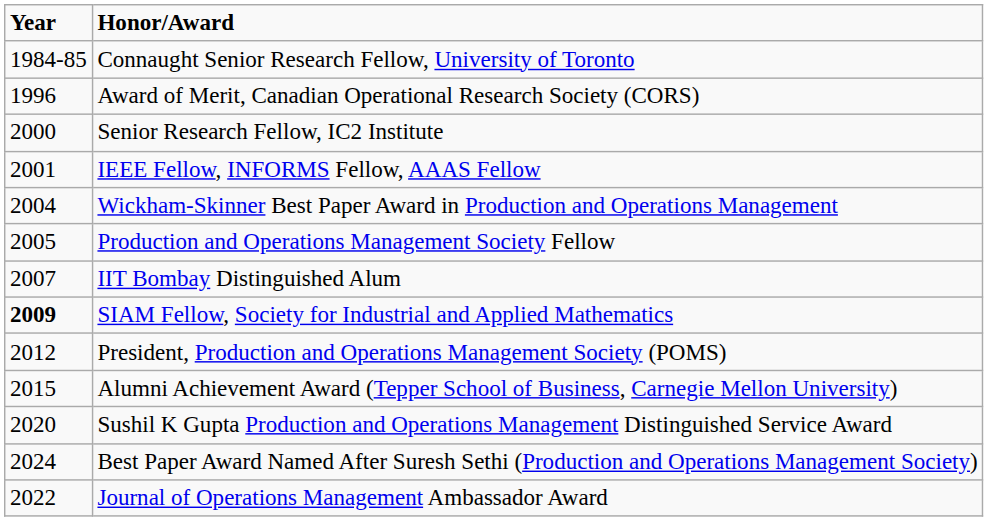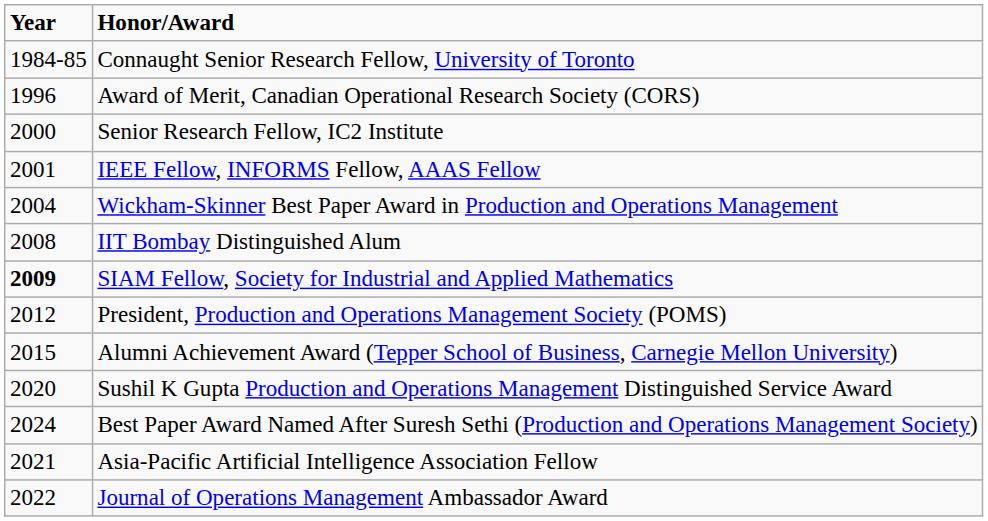- row: (356, 242)
(33, 278) 2007 -> (33, 242) 2008
+ row: (348, 461)
